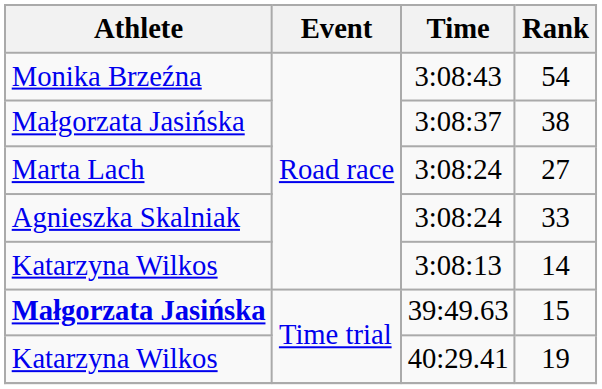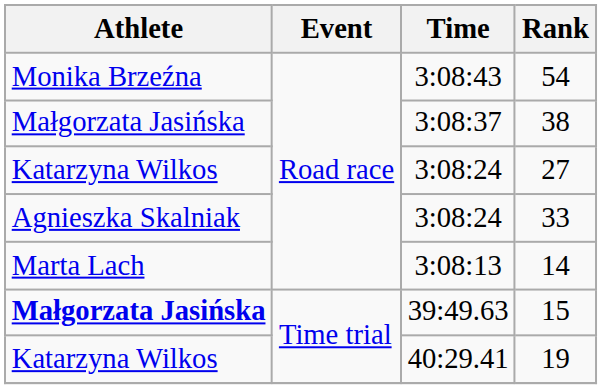(78, 170) Marta Lach -> (115, 170) Katarzyna Wilkos
(115, 264) Katarzyna Wilkos -> (78, 264) Marta Lach
